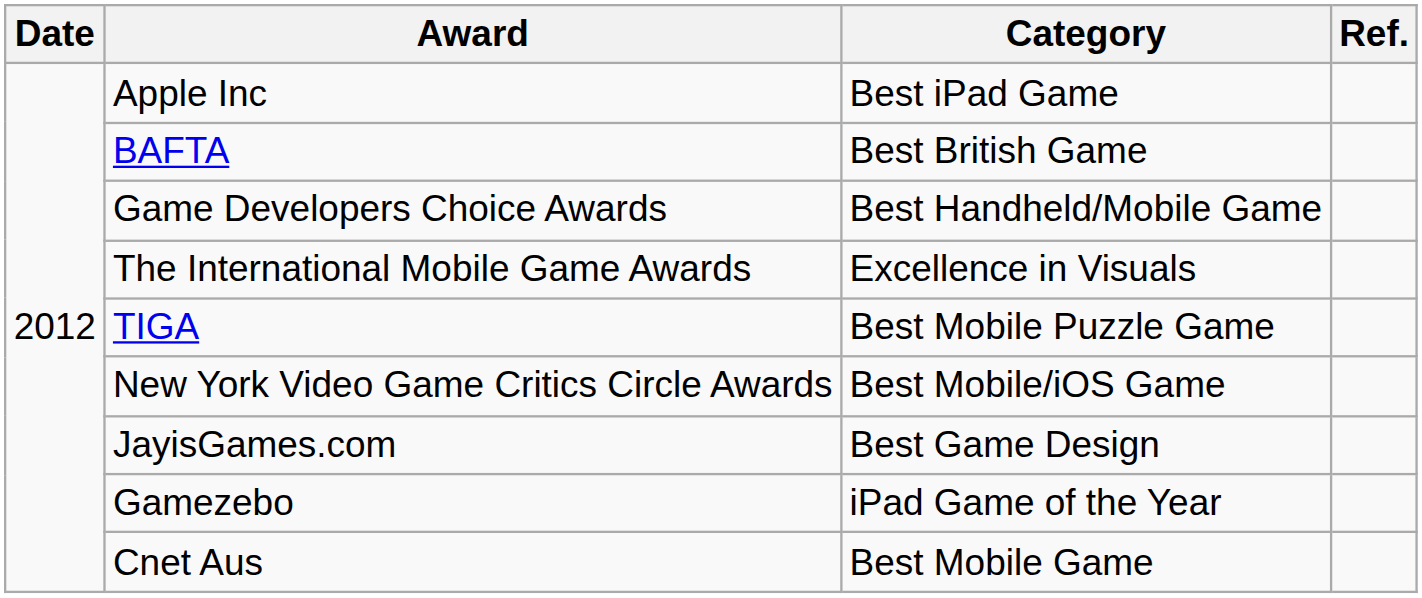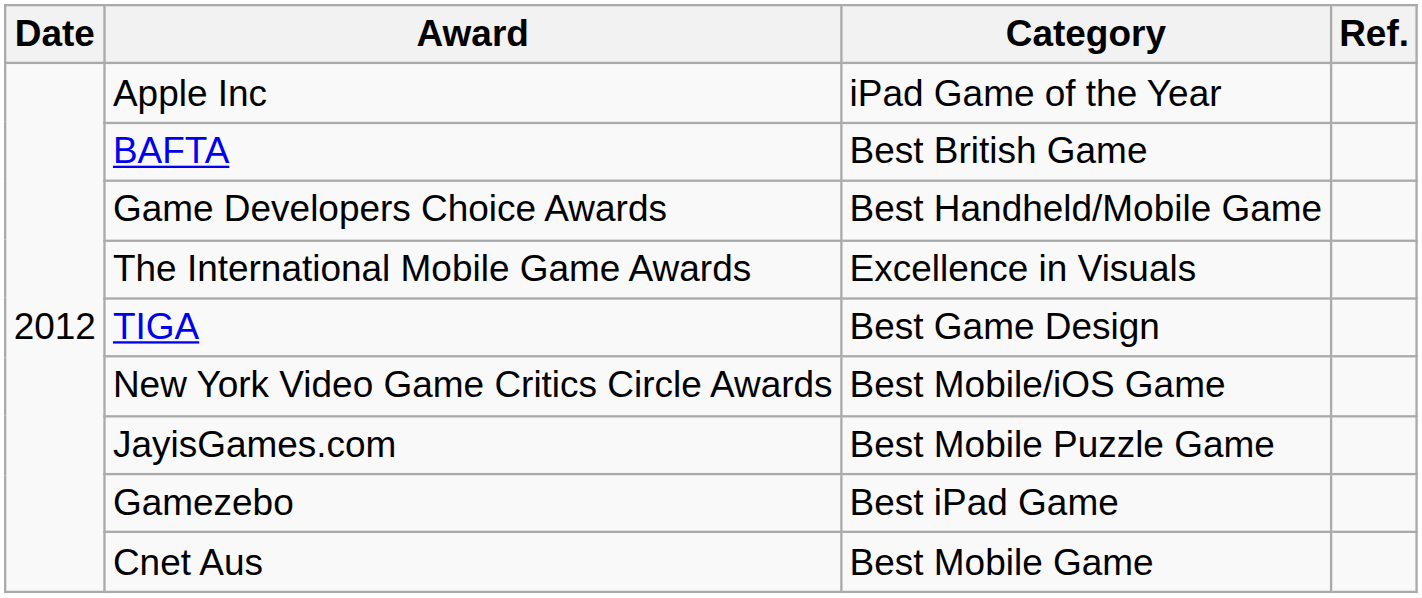(984, 92) Best iPad Game -> (1036, 92) iPad Game of the Year
(1062, 326) Best Mobile Puzzle Game -> (1005, 326) Best Game Design
(1005, 444) Best Game Design -> (1062, 444) Best Mobile Puzzle Game
(1036, 502) iPad Game of the Year -> (984, 502) Best iPad Game
